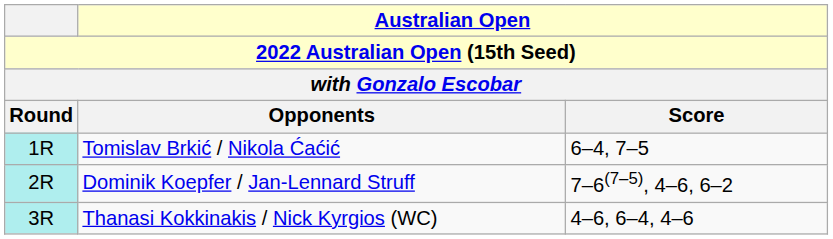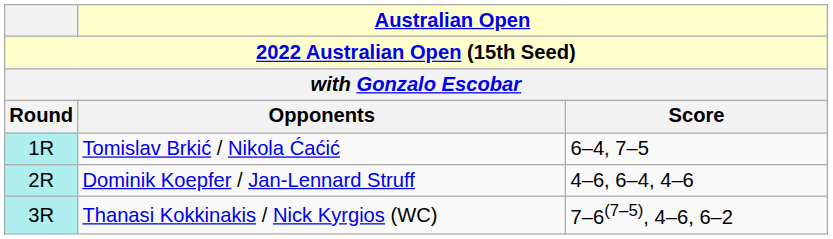(652, 183) 7–6(7–5), 4–6, 6–2 -> (632, 180) 4–6, 6–4, 4–6
(632, 217) 4–6, 6–4, 4–6 -> (652, 215) 7–6(7–5), 4–6, 6–2
